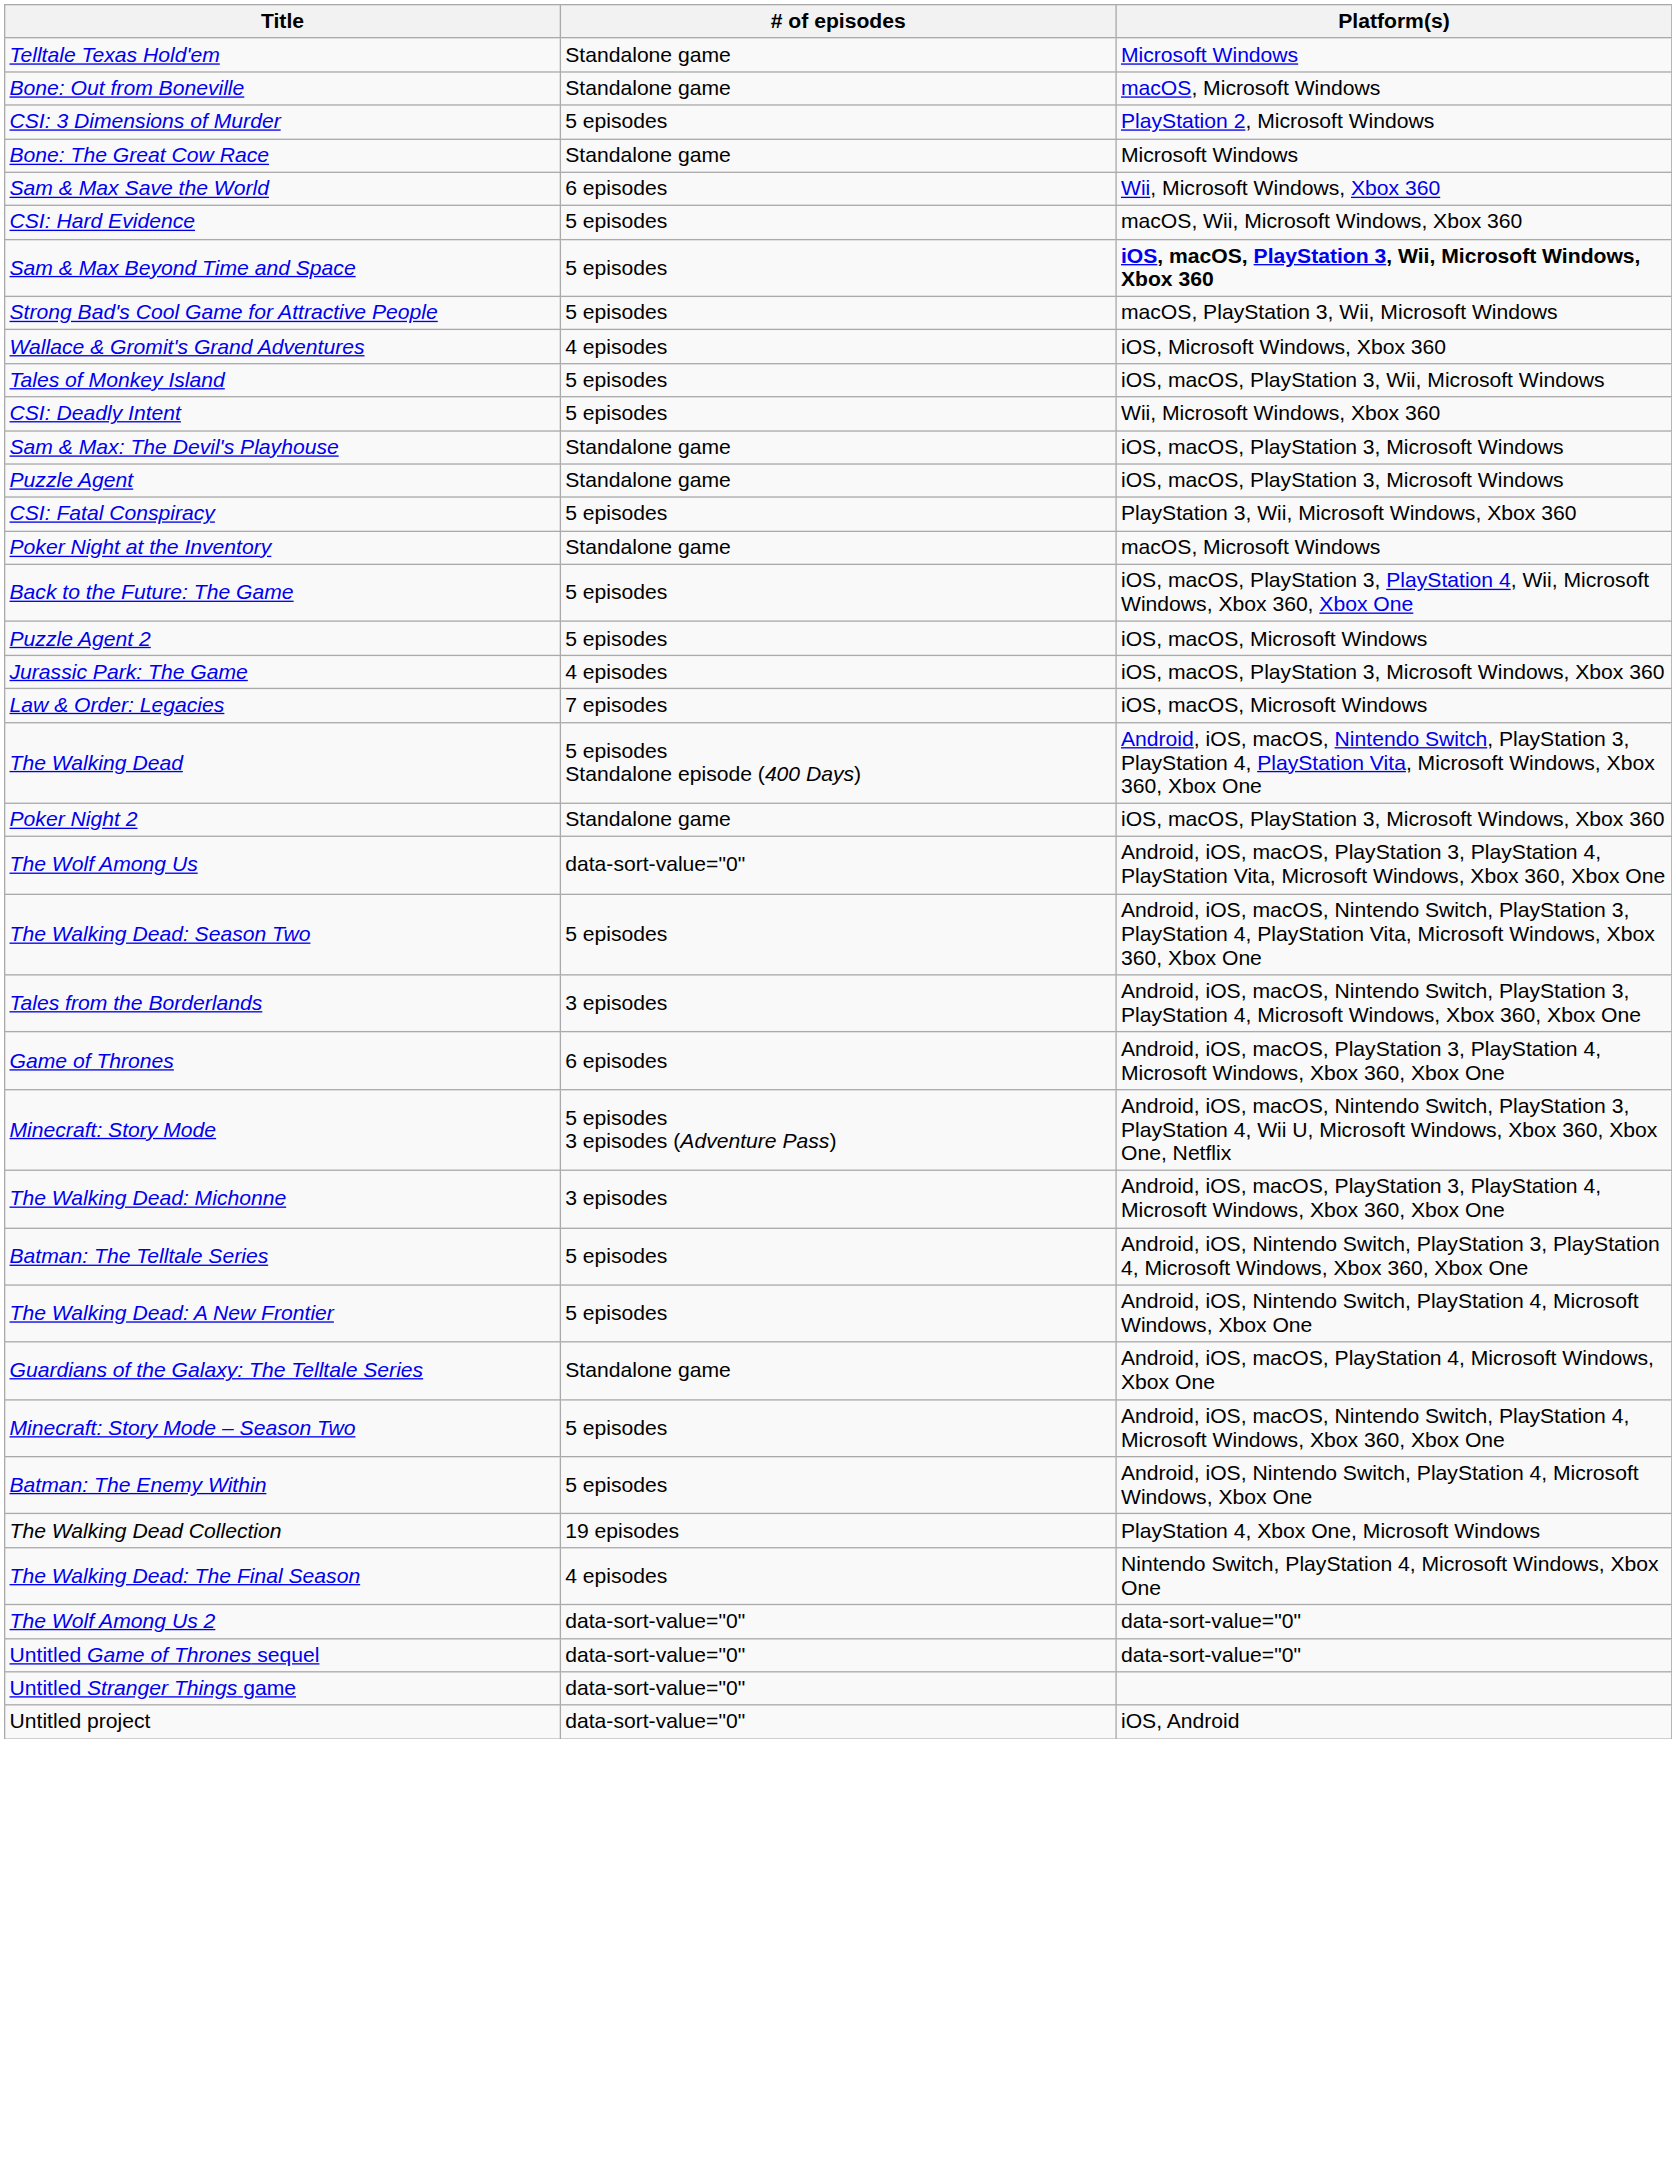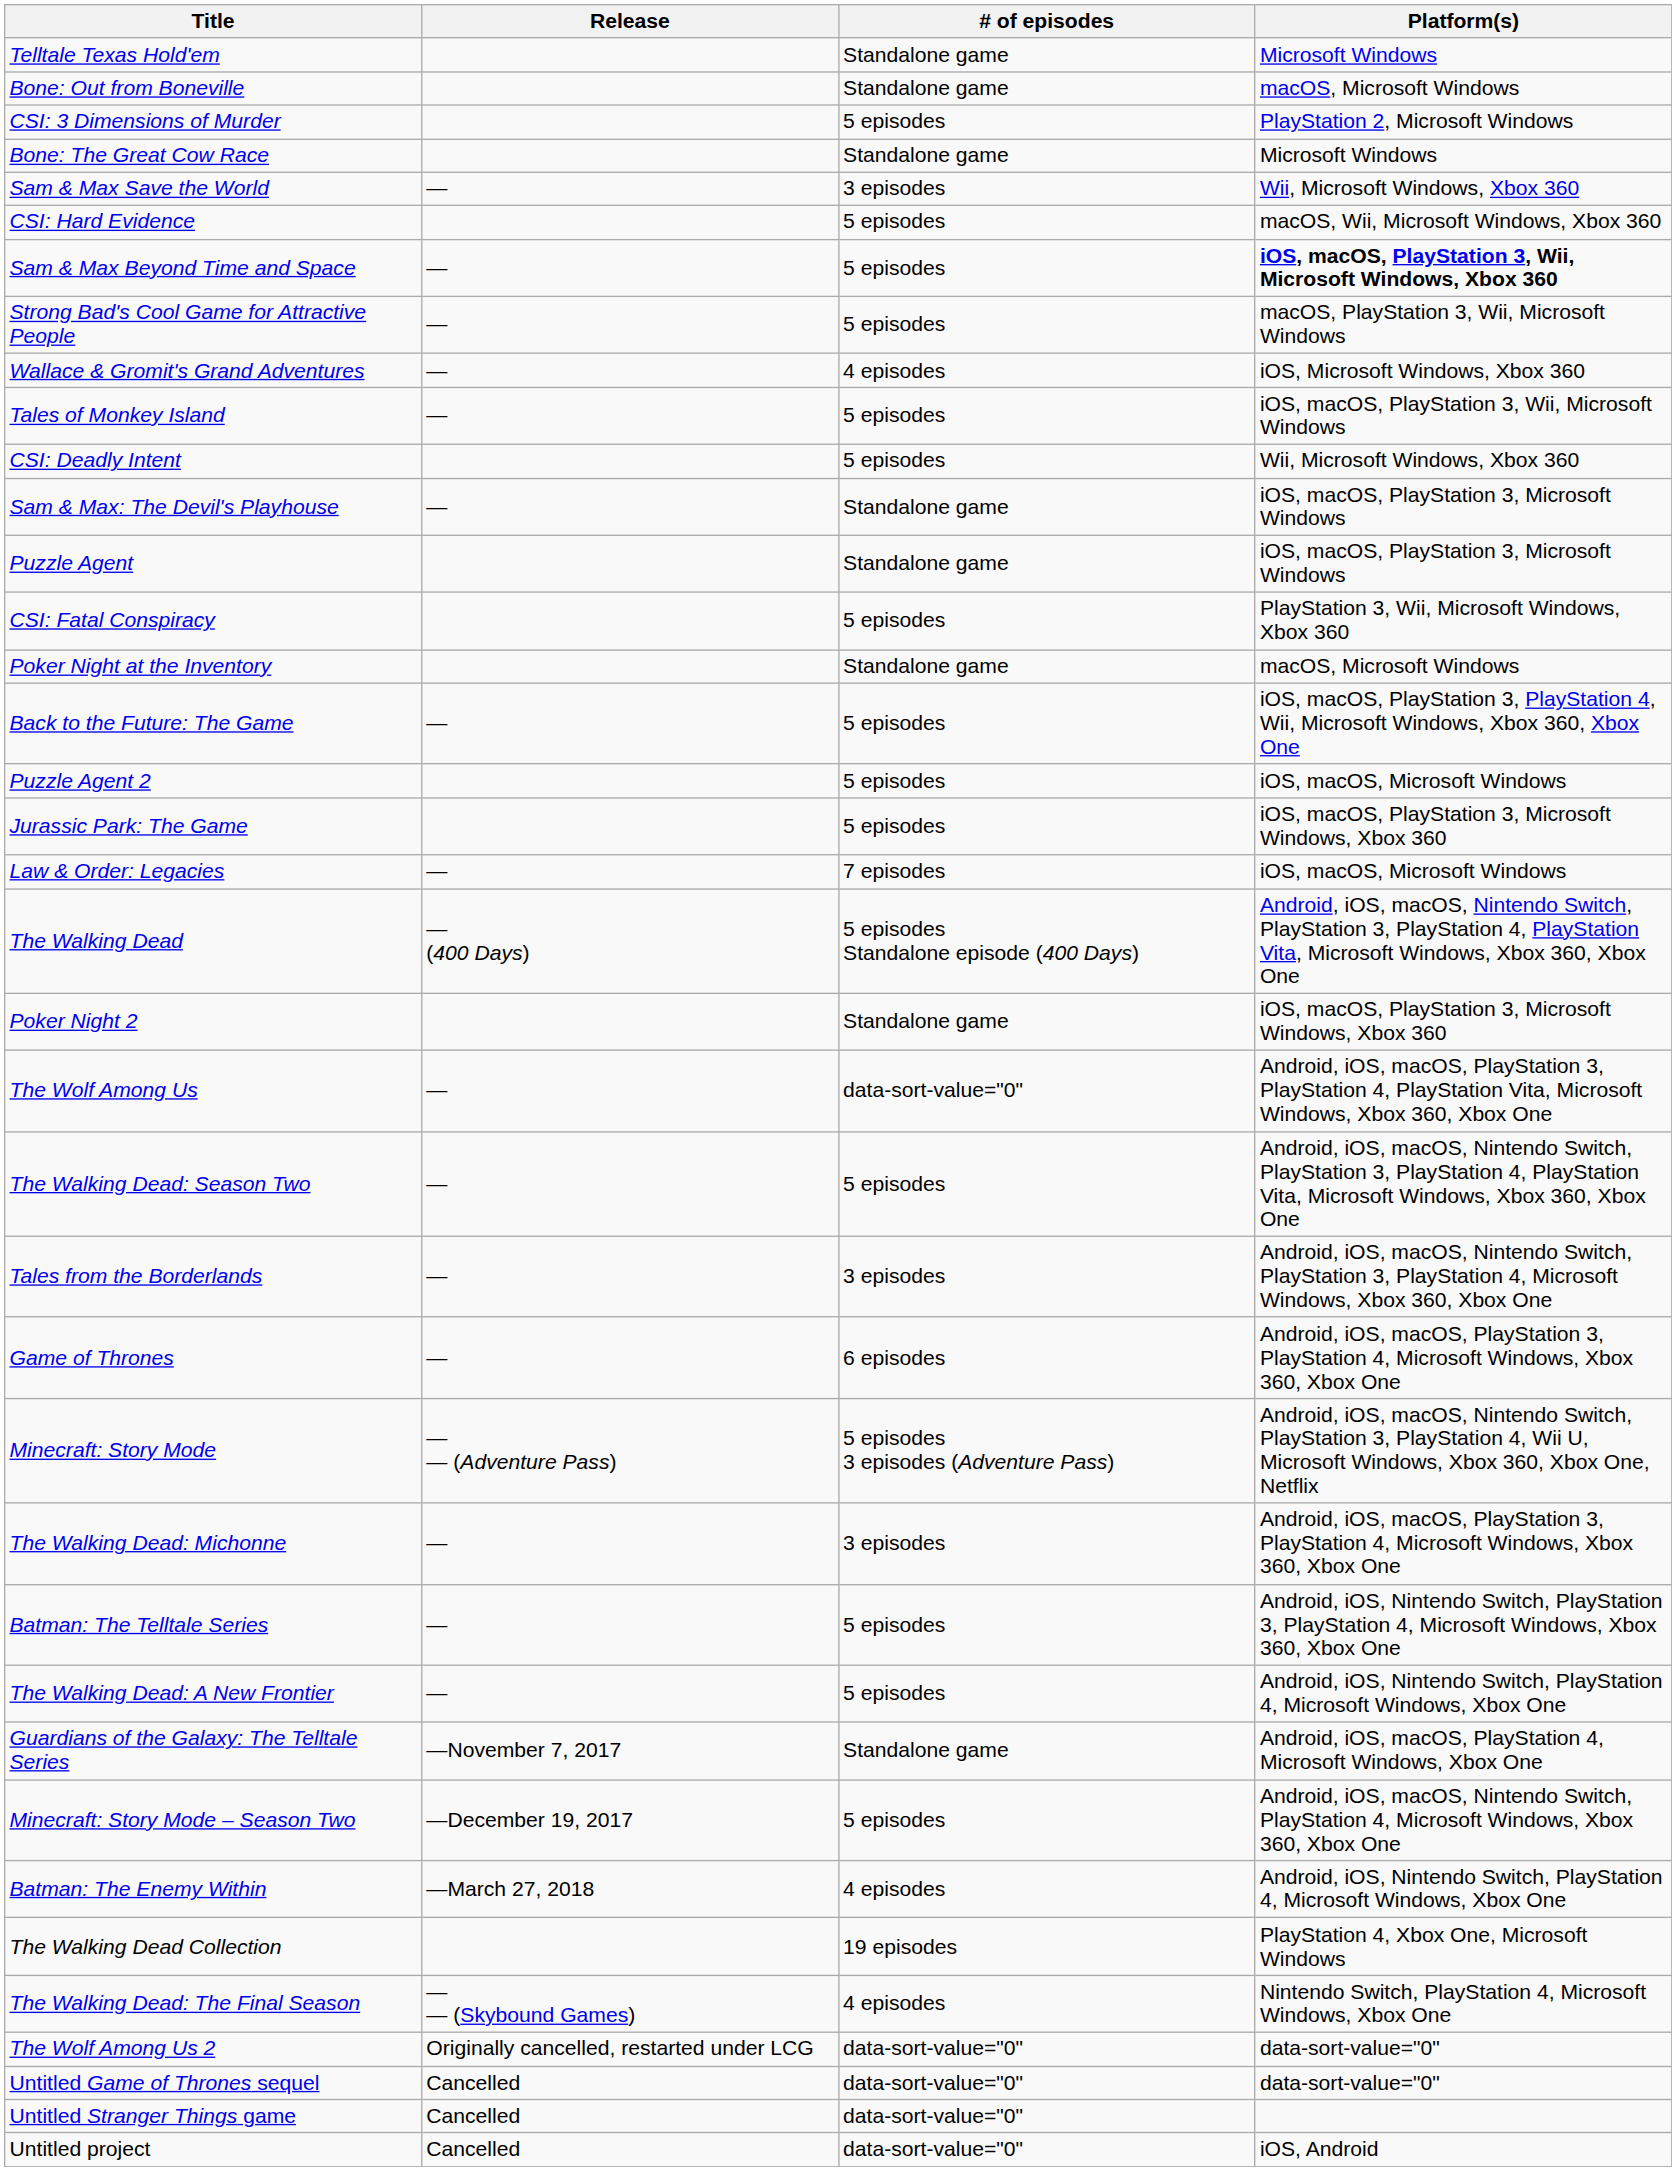+ column: (630, 21)
(616, 188) 6 episodes -> (894, 188) 3 episodes
(616, 671) 4 episodes -> (894, 826) 5 episodes
(616, 1485) 5 episodes -> (894, 1889) 4 episodes
